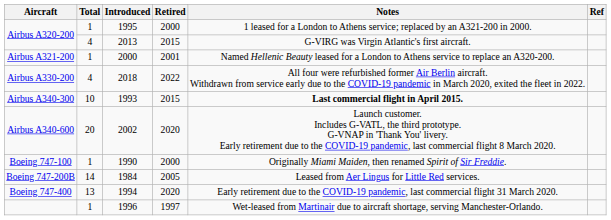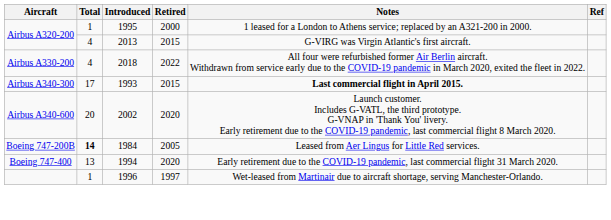- row: (41, 57)
(90, 99) 10 -> (90, 83) 17
- row: (41, 161)
(90, 177) normal -> (90, 146) bold
